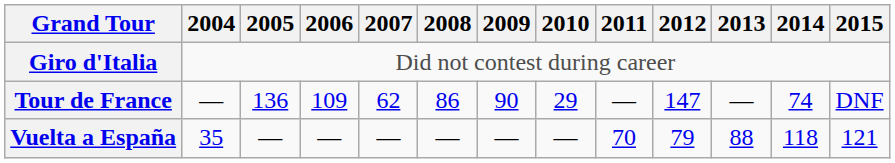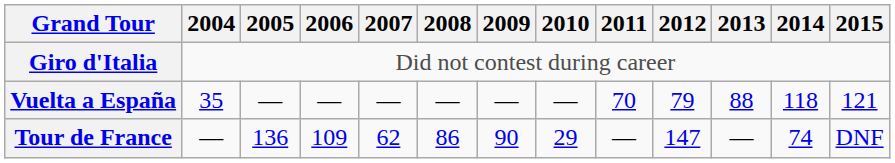rows swapped: (93, 99) <-> (93, 137)
